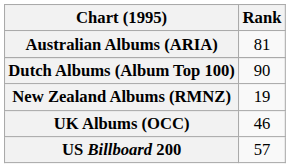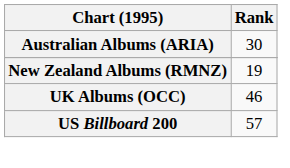(262, 44) 81 -> (254, 44) 30
- row: (122, 70)
